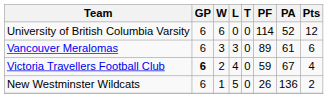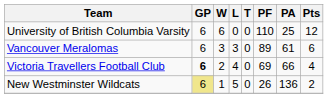(265, 31) 114 -> (265, 31) 110
(288, 31) 52 -> (288, 31) 25
(265, 66) 59 -> (265, 66) 69
(288, 66) 67 -> (288, 66) 66
(203, 84) no background -> (203, 84) khaki background
